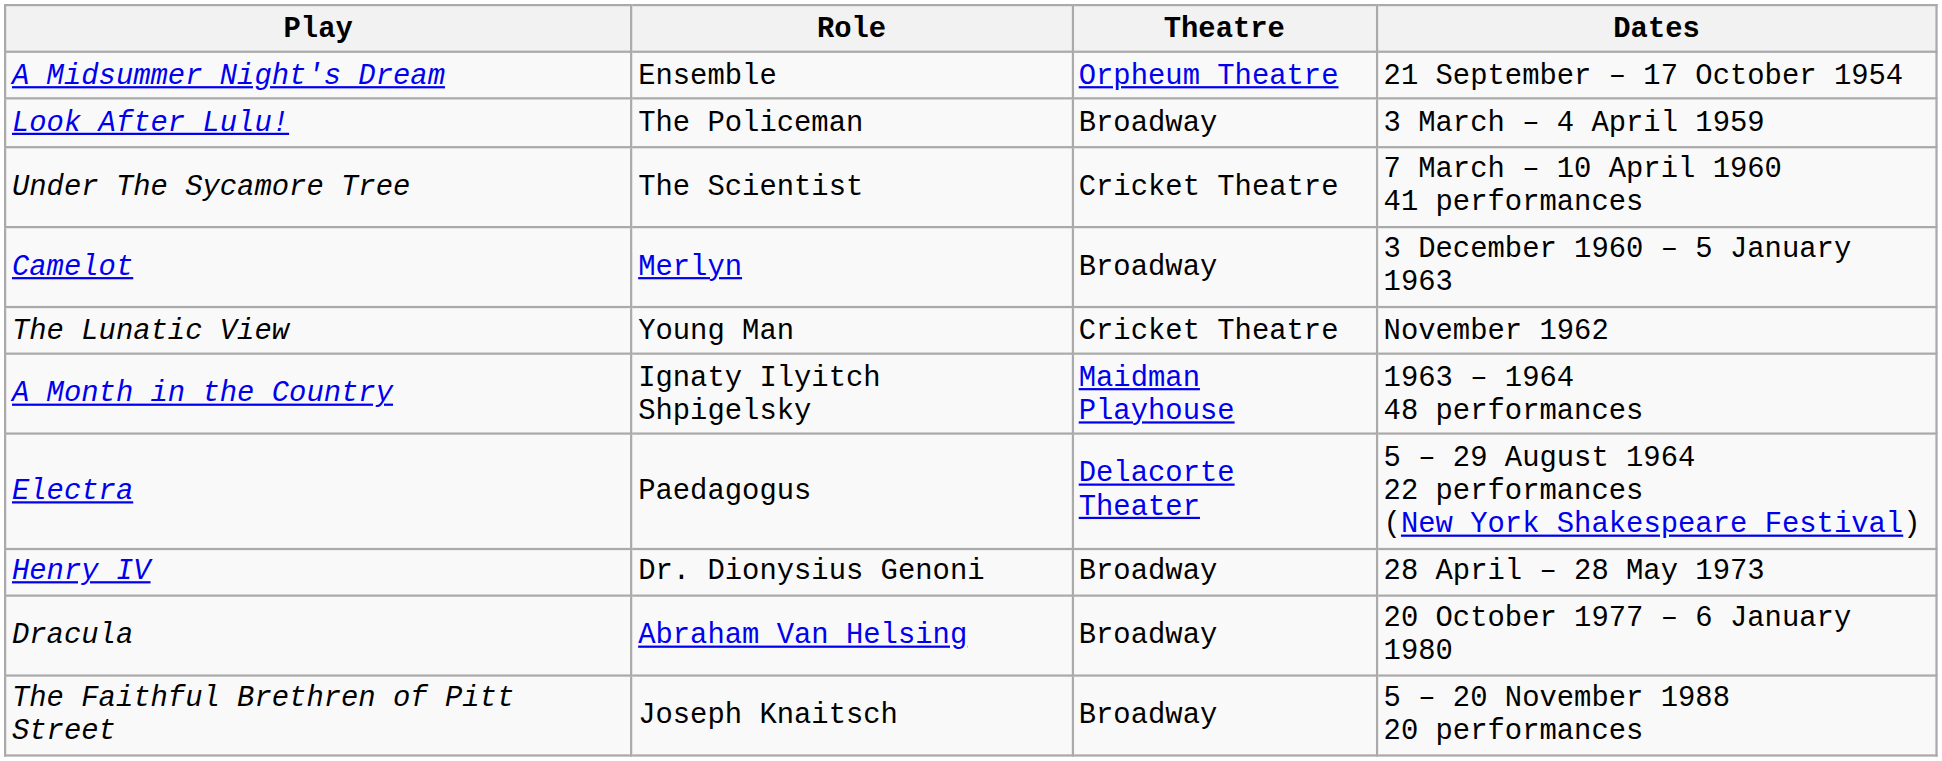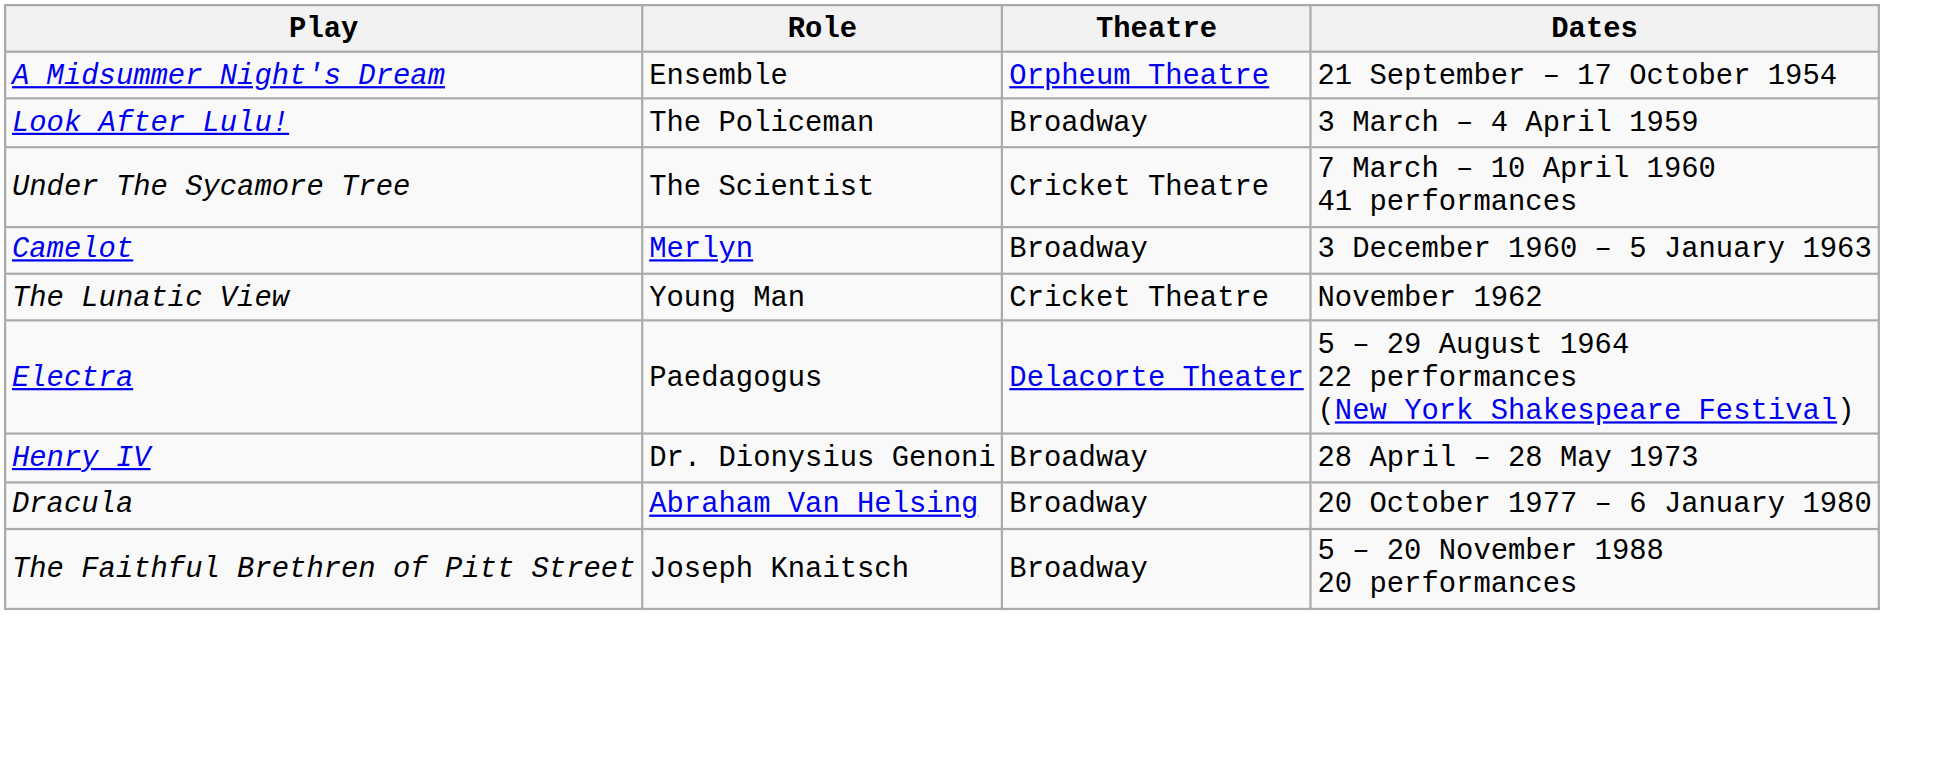- row: (202, 394)
